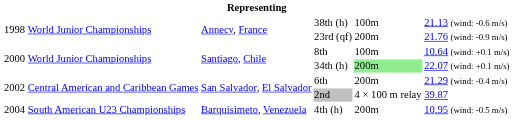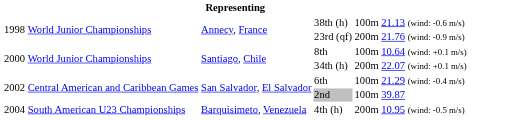(367, 66) lightgreen background -> (367, 66) no background
(367, 80) 200m -> (367, 80) 100m
(388, 95) 4 × 100 m relay -> (367, 95) 100m
